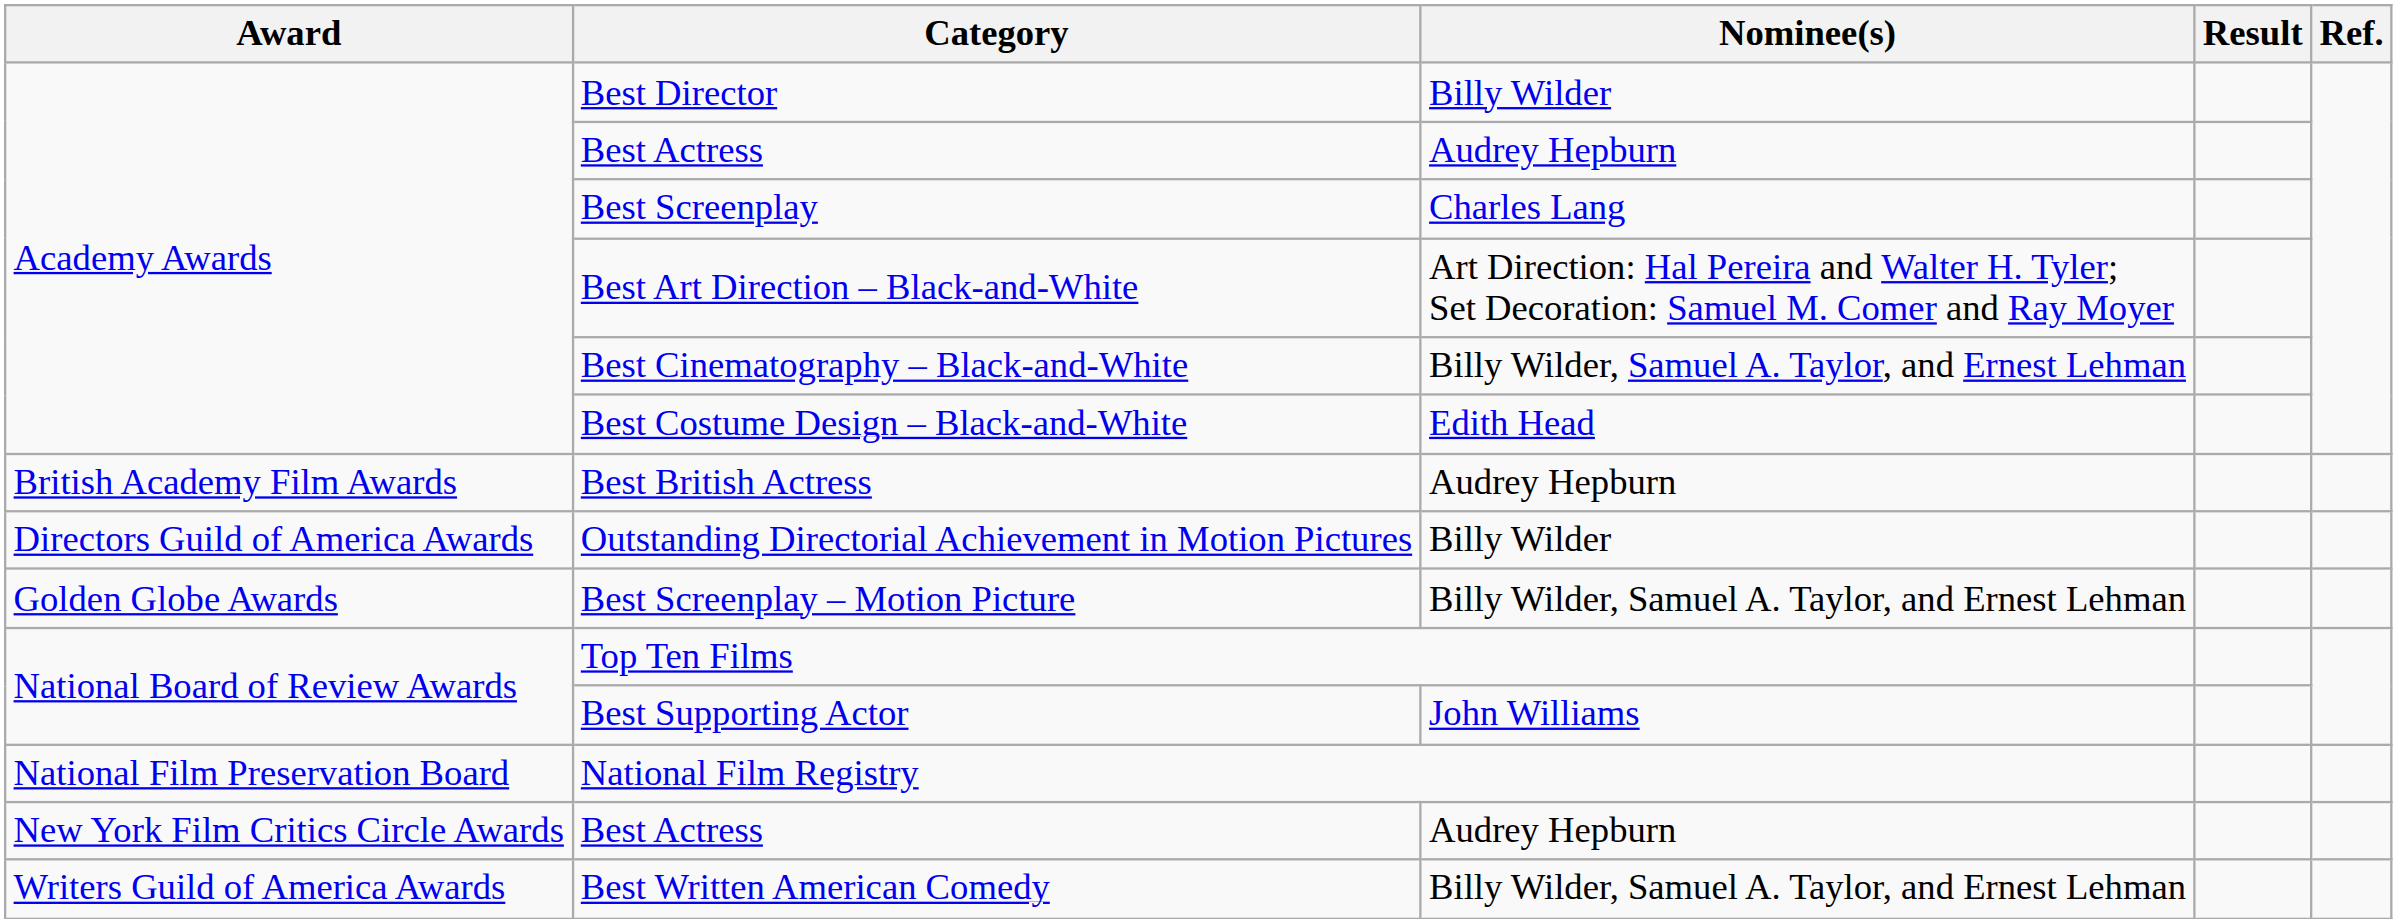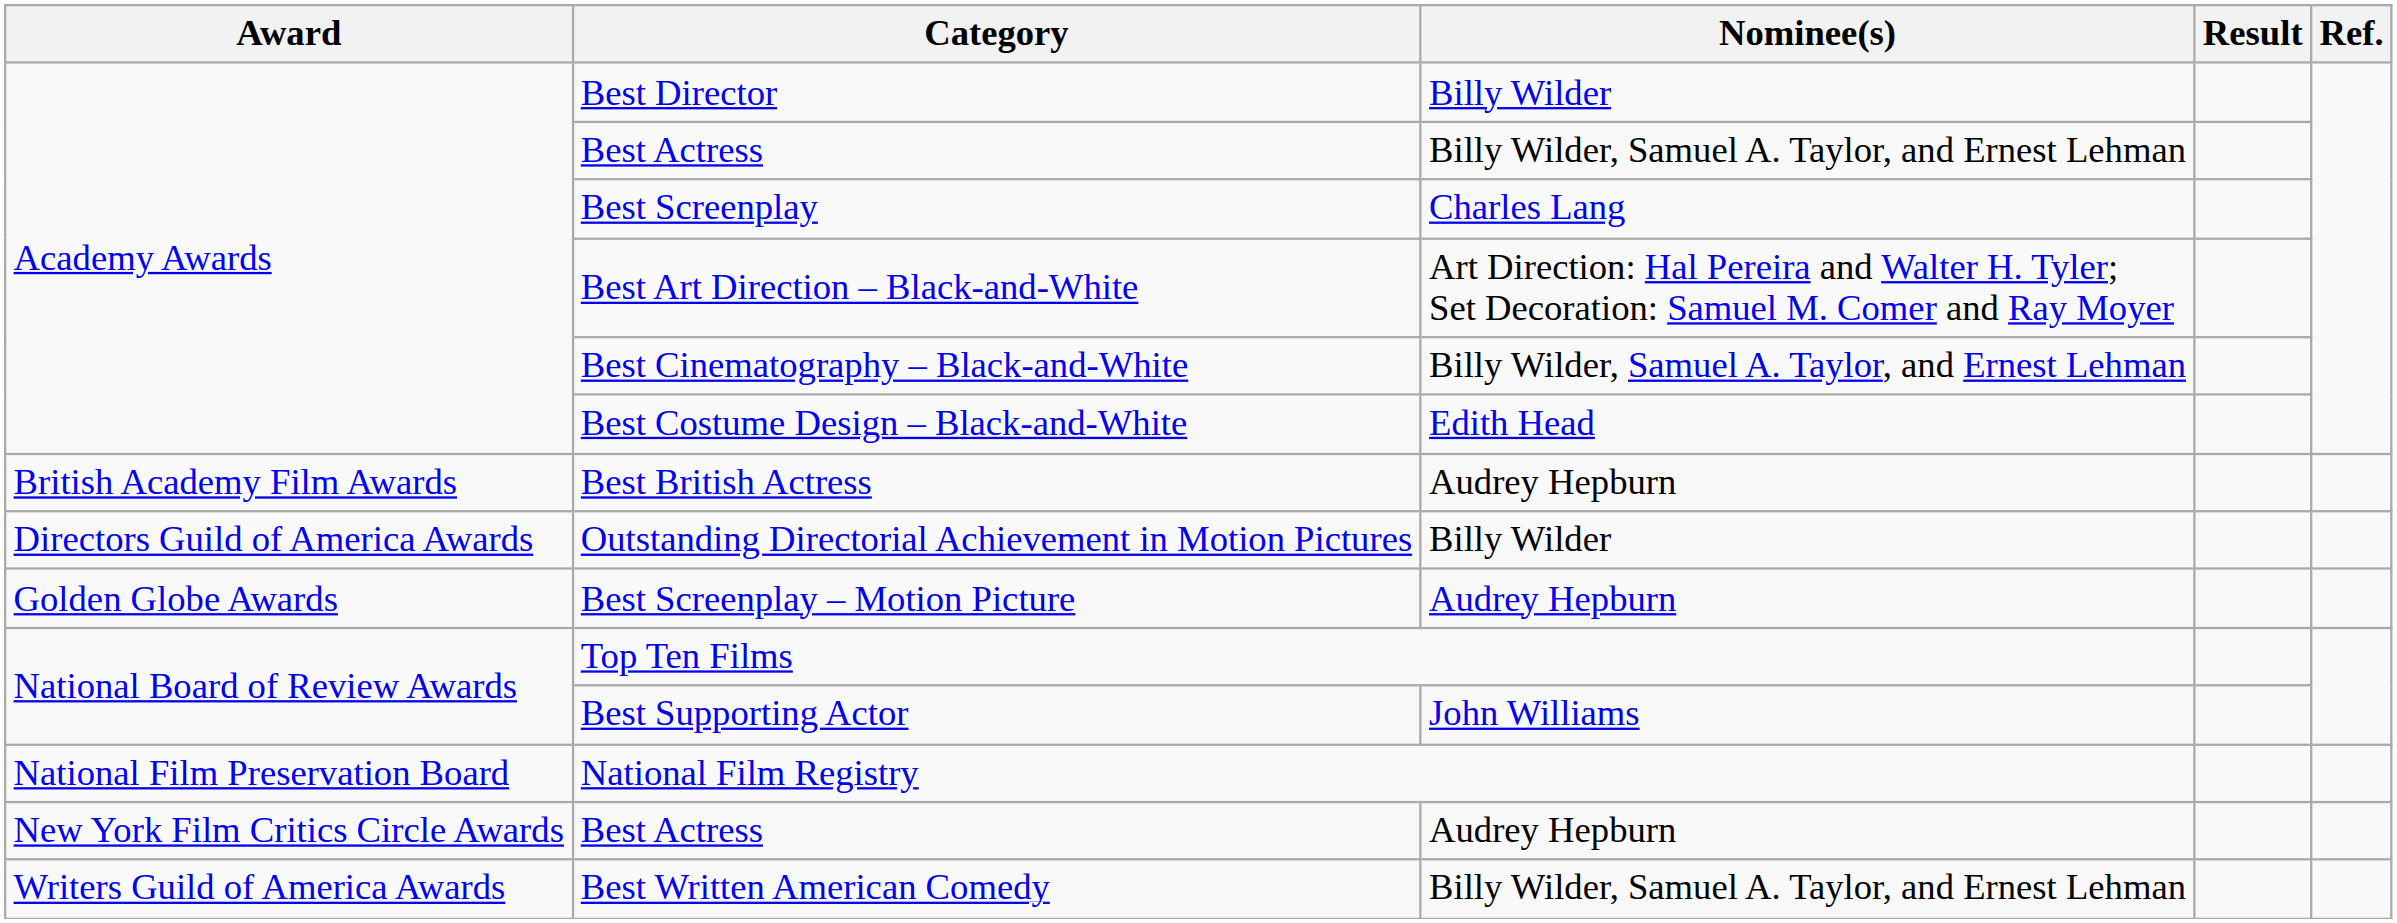(1553, 149) Audrey Hepburn -> (1808, 149) Billy Wilder, Samuel A. Taylor, and Ernest Lehman
(1808, 597) Billy Wilder, Samuel A. Taylor, and Ernest Lehman -> (1553, 597) Audrey Hepburn
